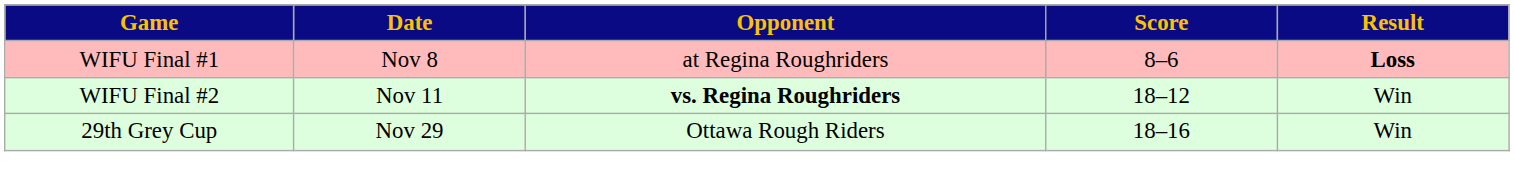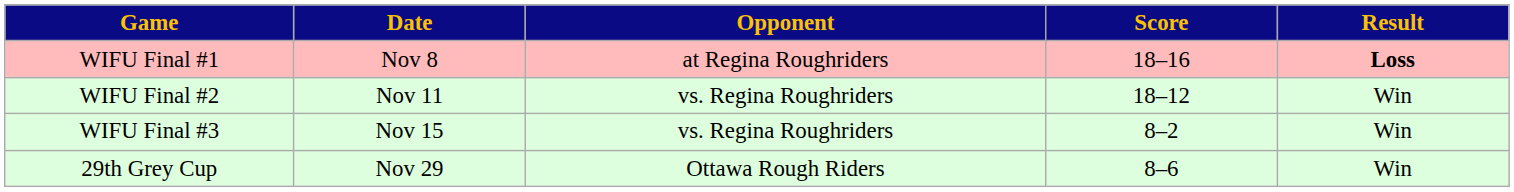(1161, 58) 8–6 -> (1161, 58) 18–16
(785, 95) bold -> (785, 95) normal
+ row: (149, 131)
(1161, 131) 18–16 -> (1161, 167) 8–6
